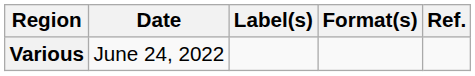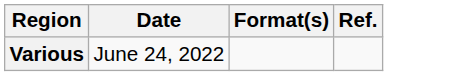- column: (273, 20)
